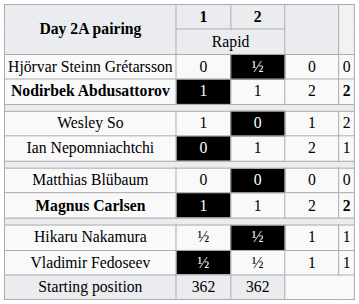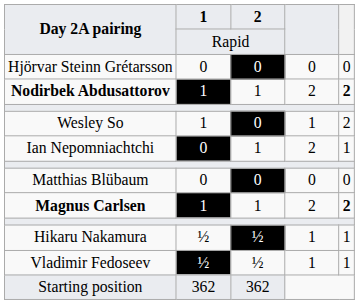(258, 66) ½ -> (258, 66) 0
